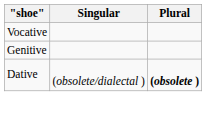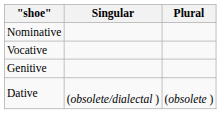+ row: (34, 31)
(175, 81) bold -> (189, 99) normal
